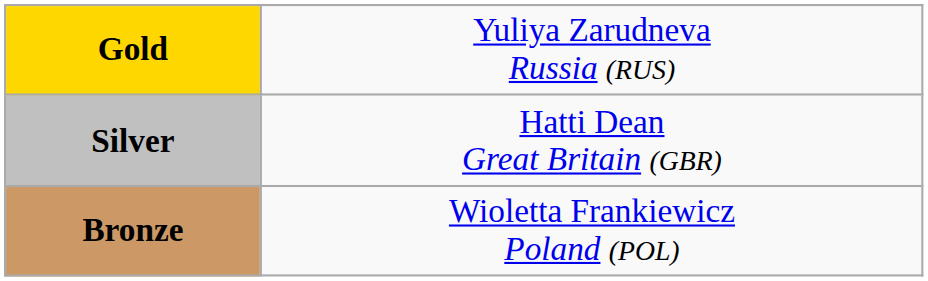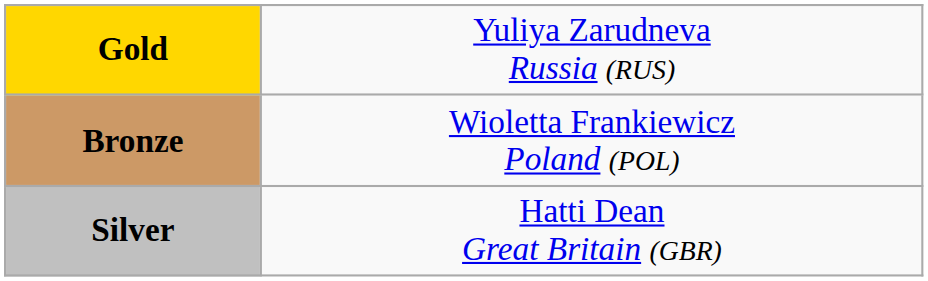rows swapped: (133, 139) <-> (133, 230)
